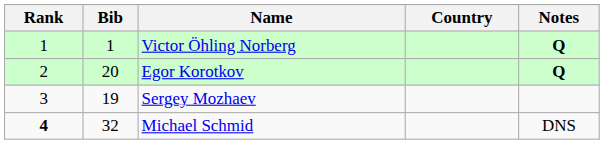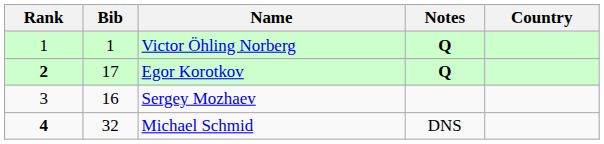columns swapped: (462, 17) <-> (559, 17)
(44, 71) normal -> (44, 71) bold
(110, 71) 20 -> (110, 71) 17
(110, 98) 19 -> (110, 98) 16
